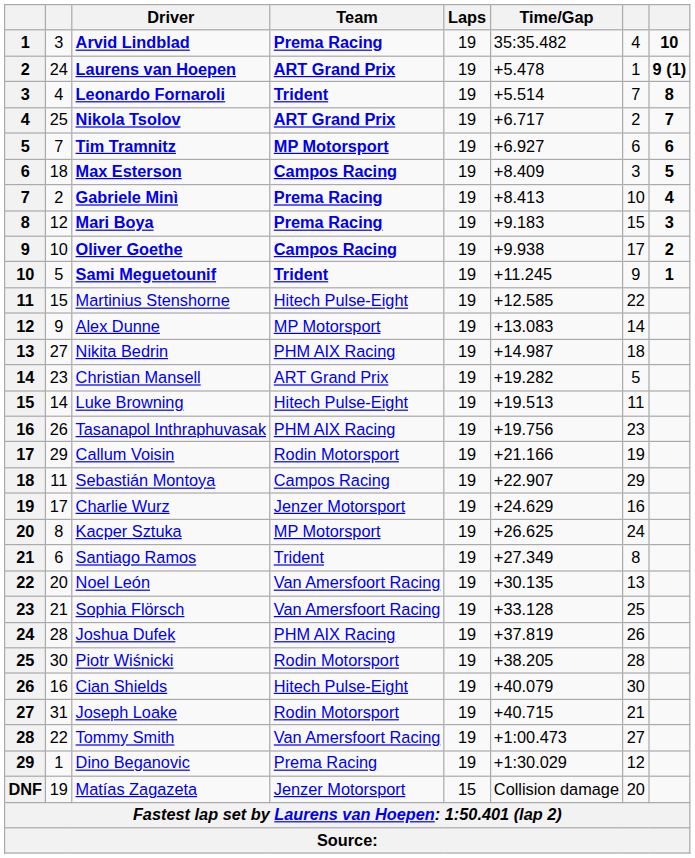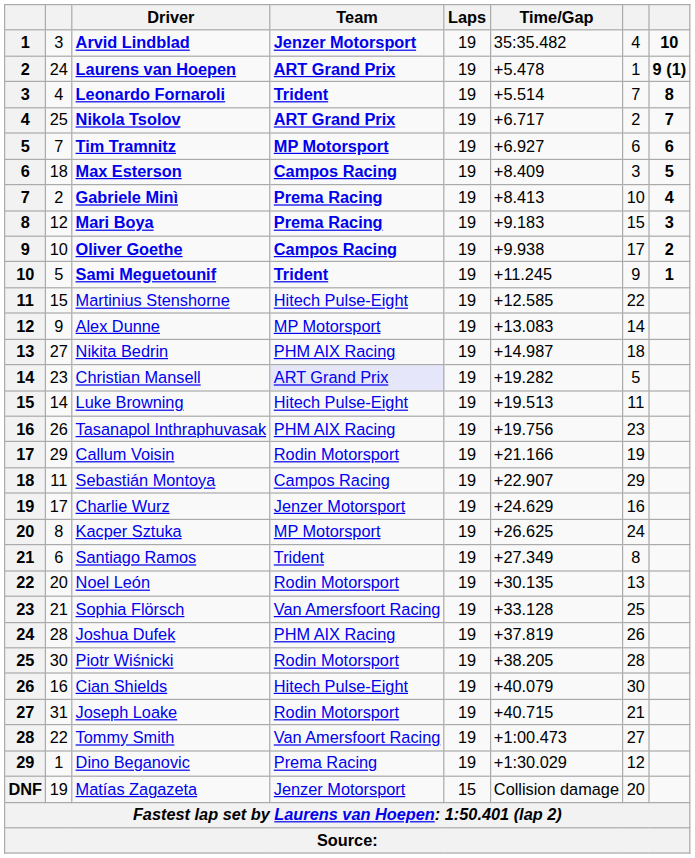(328, 43) Prema Racing -> (345, 43) Jenzer Motorsport
(331, 377) no background -> (331, 377) lavender background
(357, 583) Van Amersfoort Racing -> (336, 583) Rodin Motorsport
